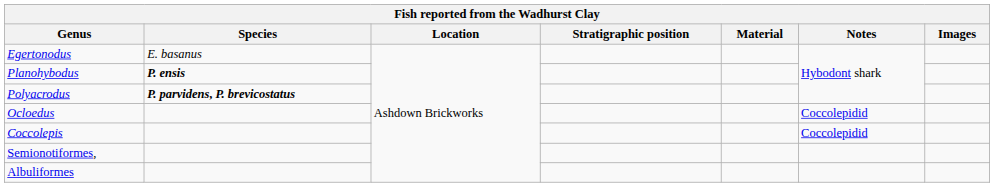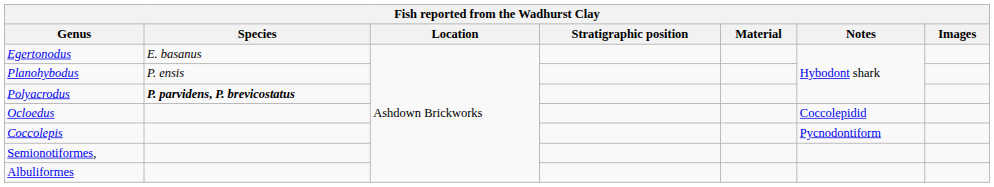(166, 73) bold -> (166, 73) normal
(834, 133) Coccolepidid -> (840, 133) Pycnodontiform
